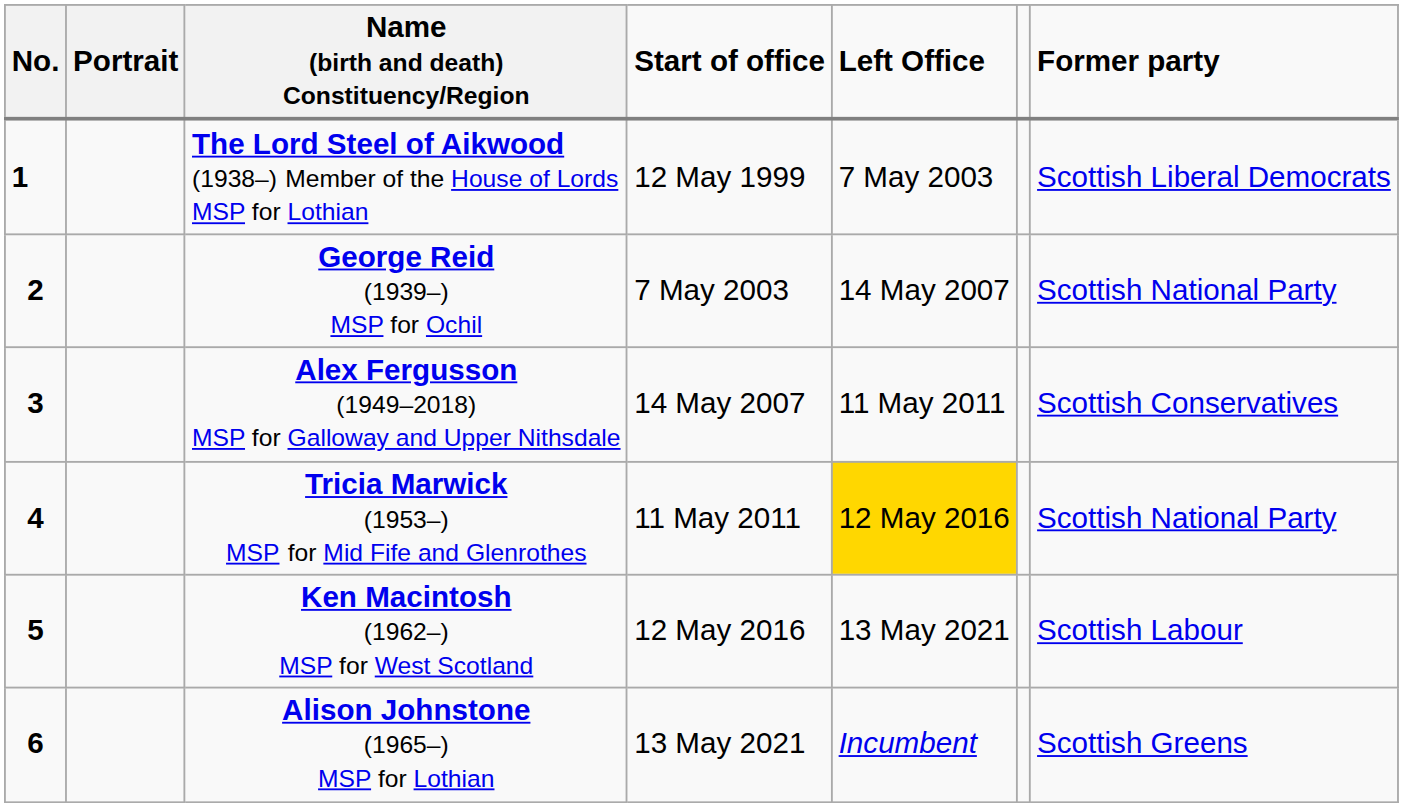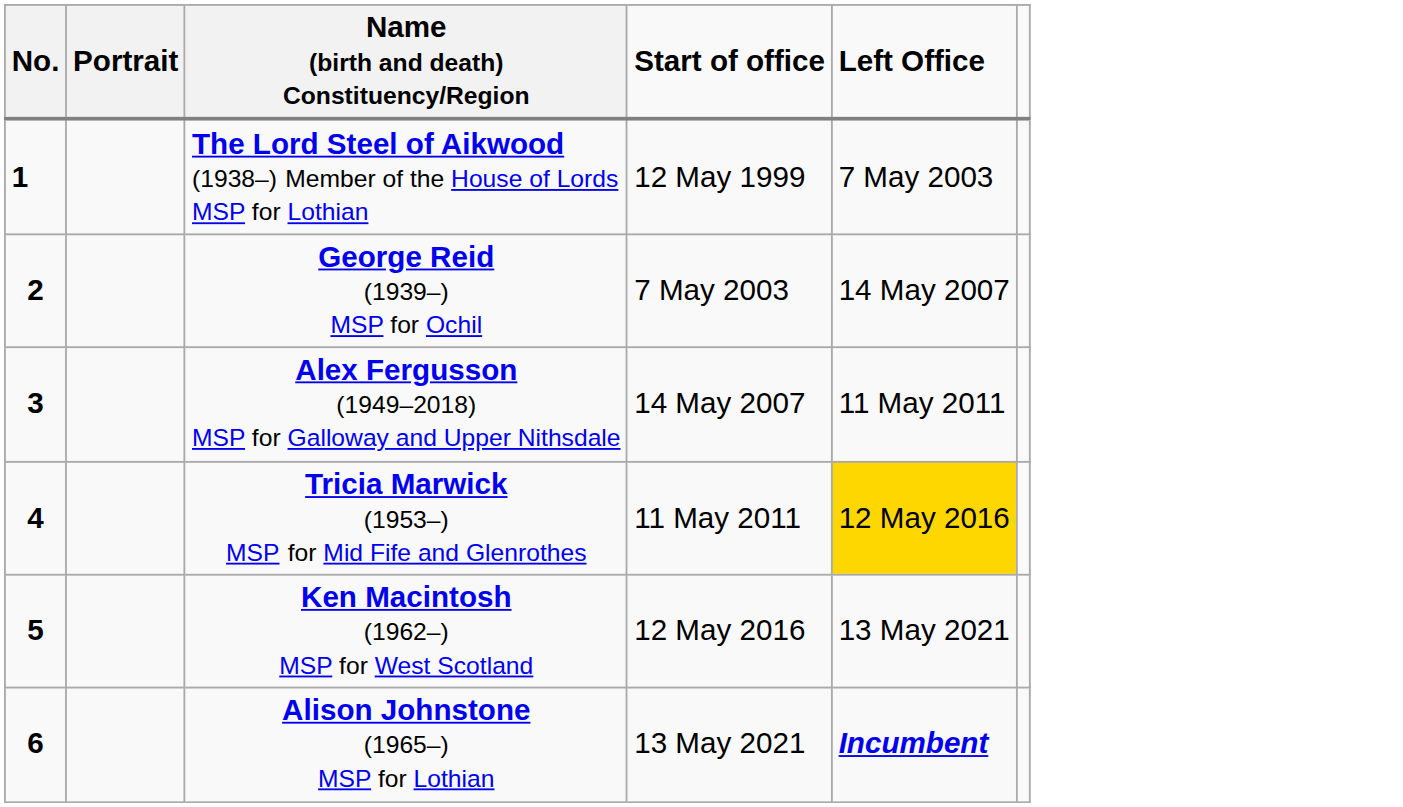- column: (1128, 61)
(908, 744) normal -> (913, 744) bold
